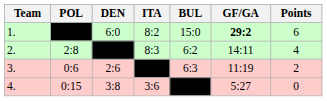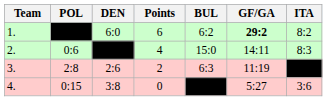columns swapped: (152, 13) <-> (296, 13)
(190, 31) 15:0 -> (206, 31) 6:2
(71, 50) 2:8 -> (71, 50) 0:6
(190, 50) 6:2 -> (206, 50) 15:0
(71, 68) 0:6 -> (71, 68) 2:8
